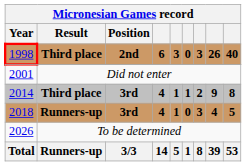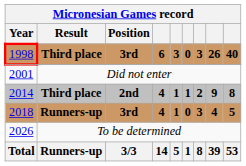(129, 54) 2nd -> (129, 54) 3rd
(129, 93) 3rd -> (129, 93) 2nd
